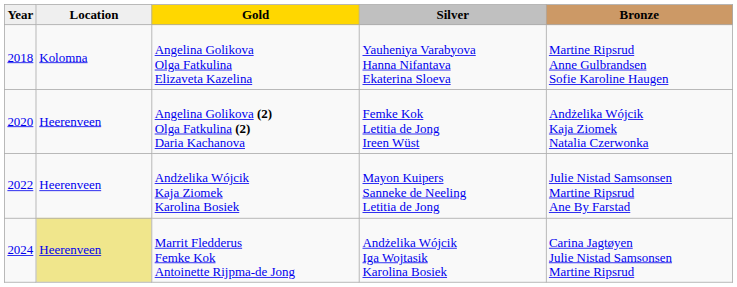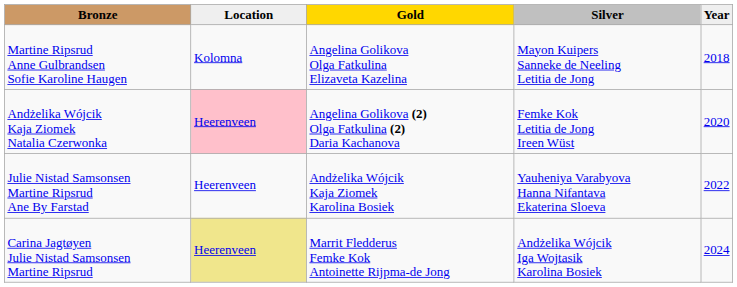columns swapped: (20, 14) <-> (639, 14)
(419, 64) Yauheniya Varabyova Hanna Nifantava Ekaterina Sloeva -> (569, 64) Mayon Kuipers Sanneke de Neeling Letitia de Jong
(70, 121) no background -> (225, 121) pink background
(414, 193) Mayon Kuipers Sanneke de Neeling Letitia de Jong -> (574, 193) Yauheniya Varabyova Hanna Nifantava Ekaterina Sloeva
